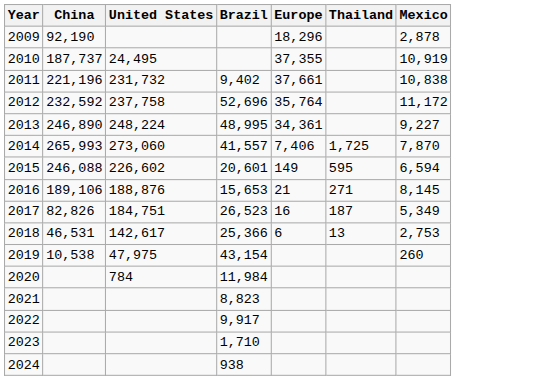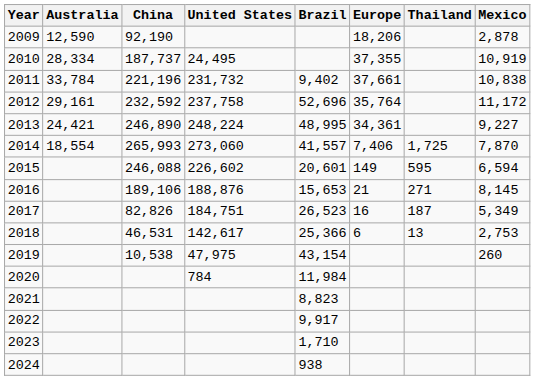+ column: (82, 15)
(298, 37) 18,296 -> (377, 37) 18,206
